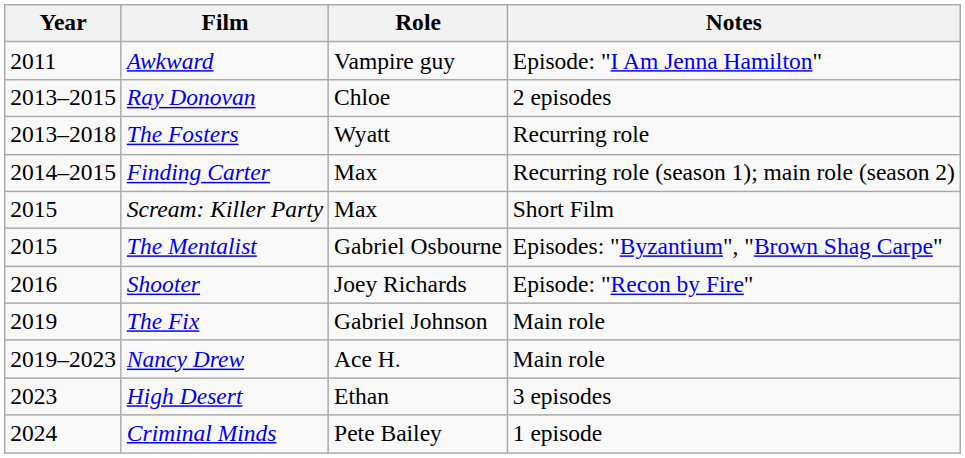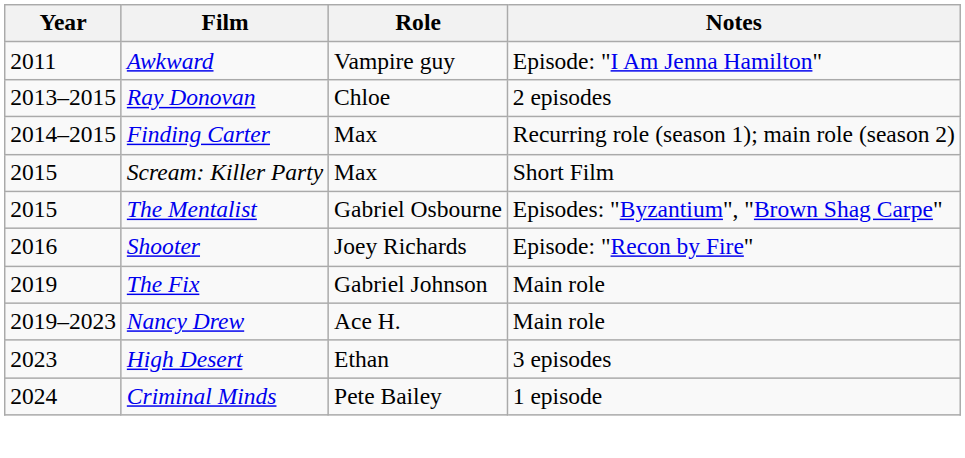- row: (183, 135)
